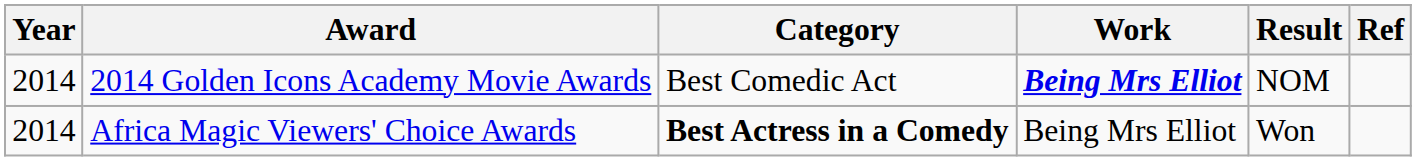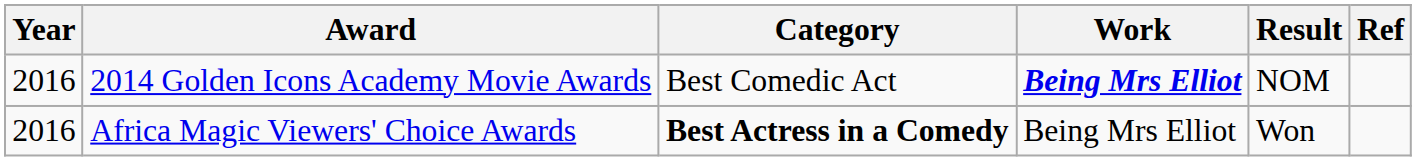(44, 79) 2014 -> (44, 79) 2016
(44, 130) 2014 -> (44, 130) 2016
